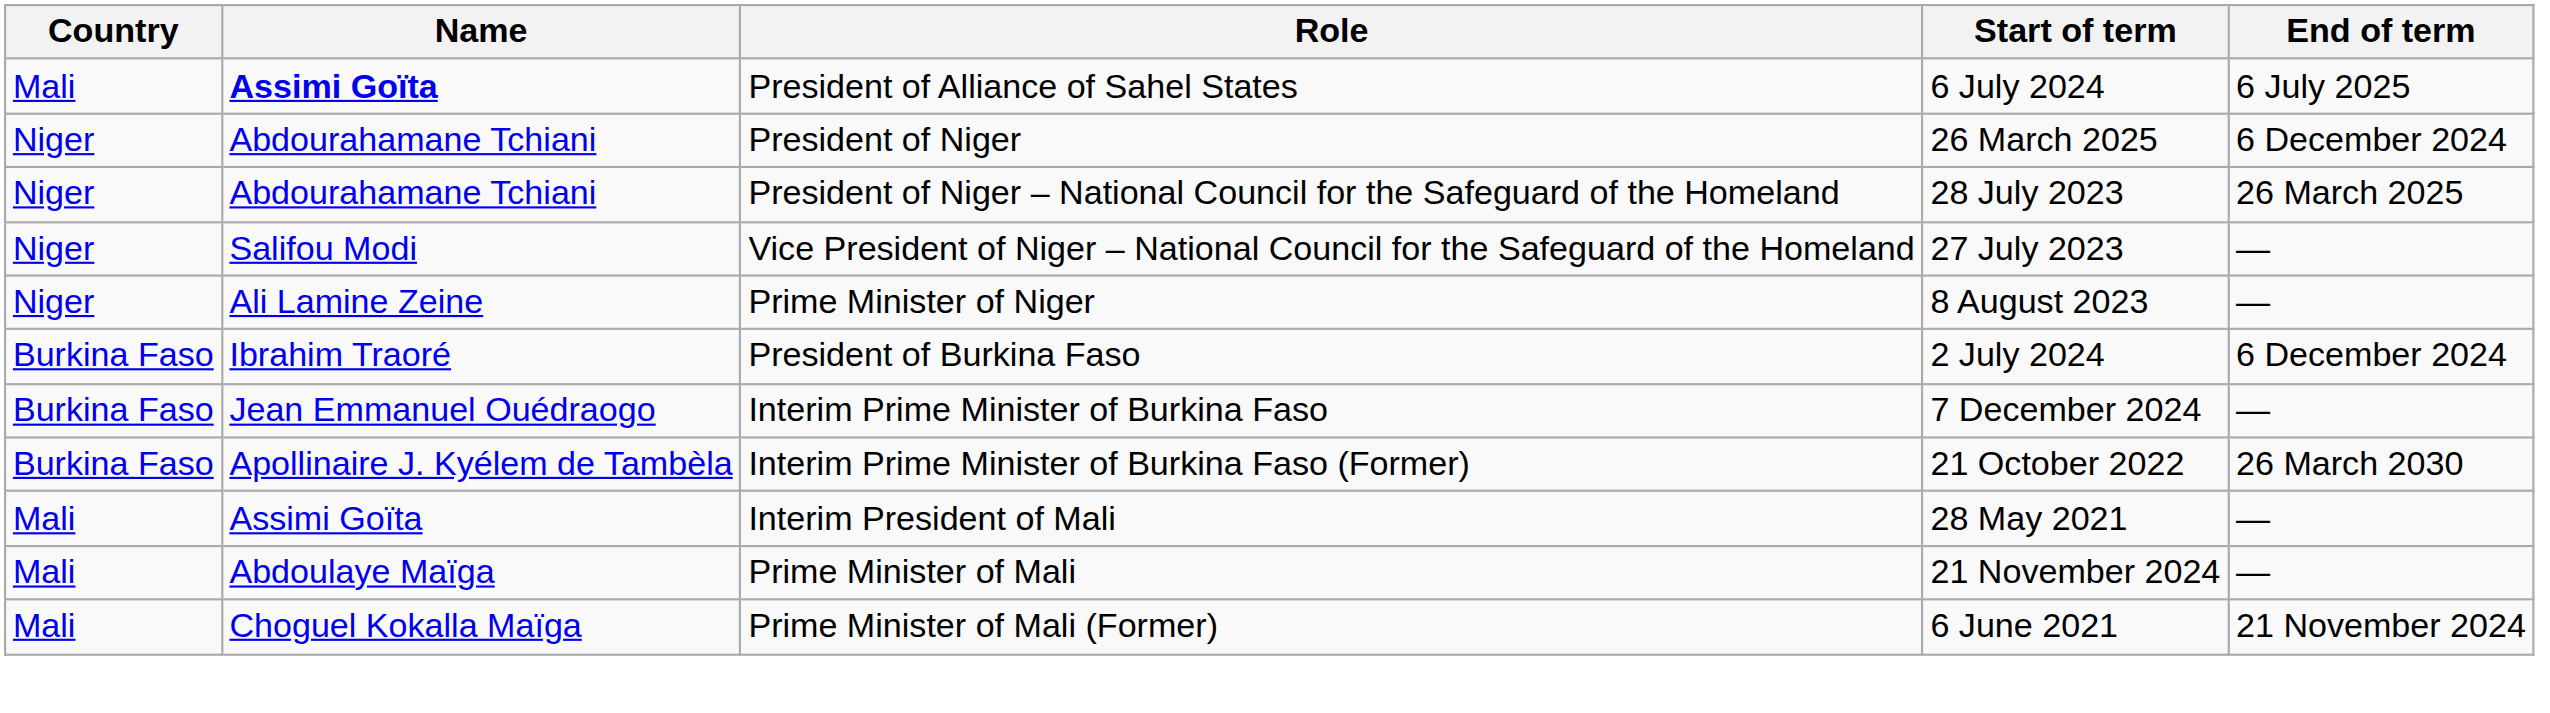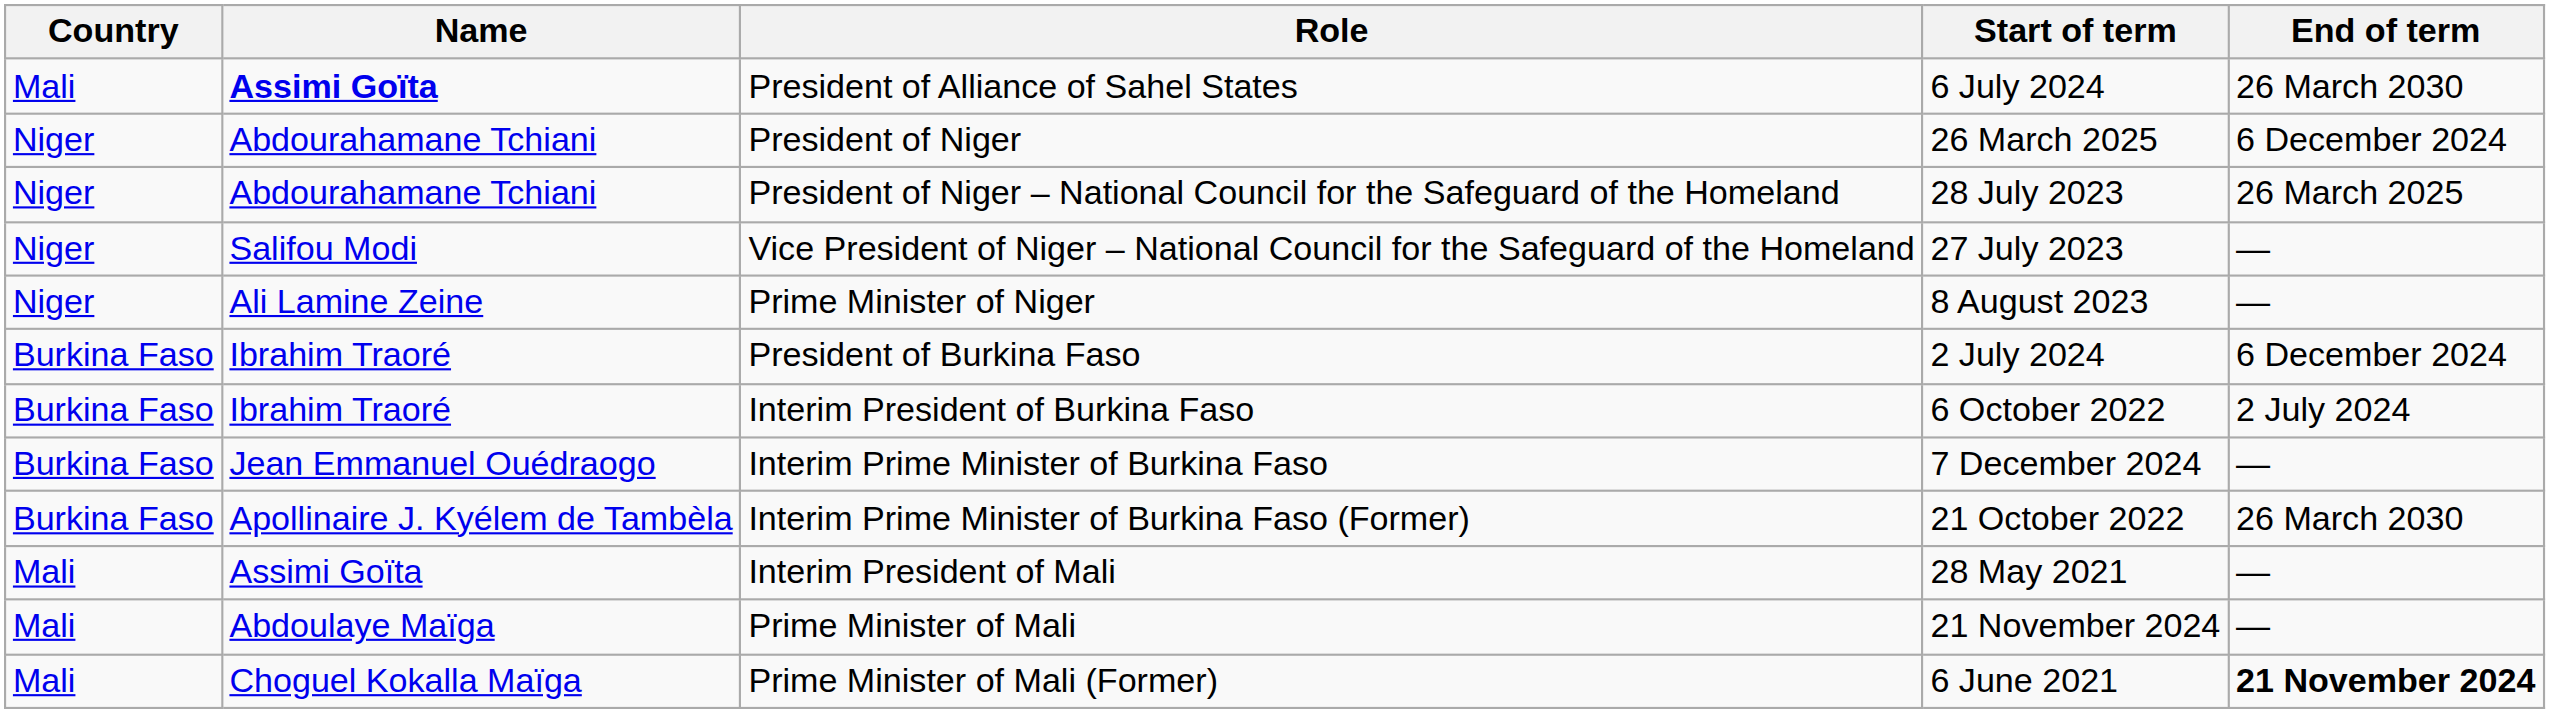(2323, 85) 6 July 2025 -> (2350, 85) 26 March 2030
+ row: (1001, 409)
(2381, 626) normal -> (2386, 680) bold
